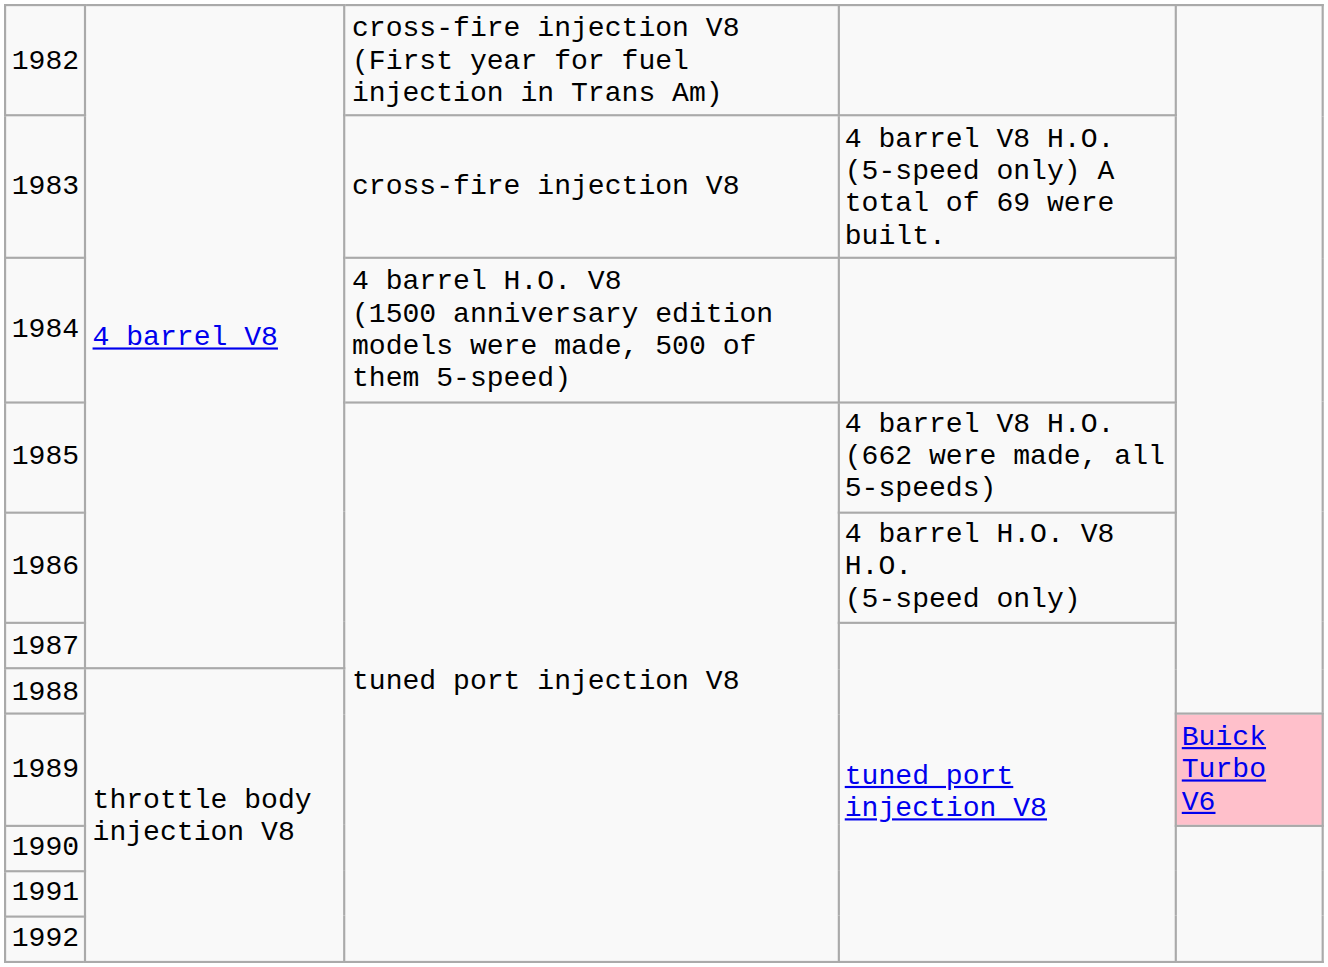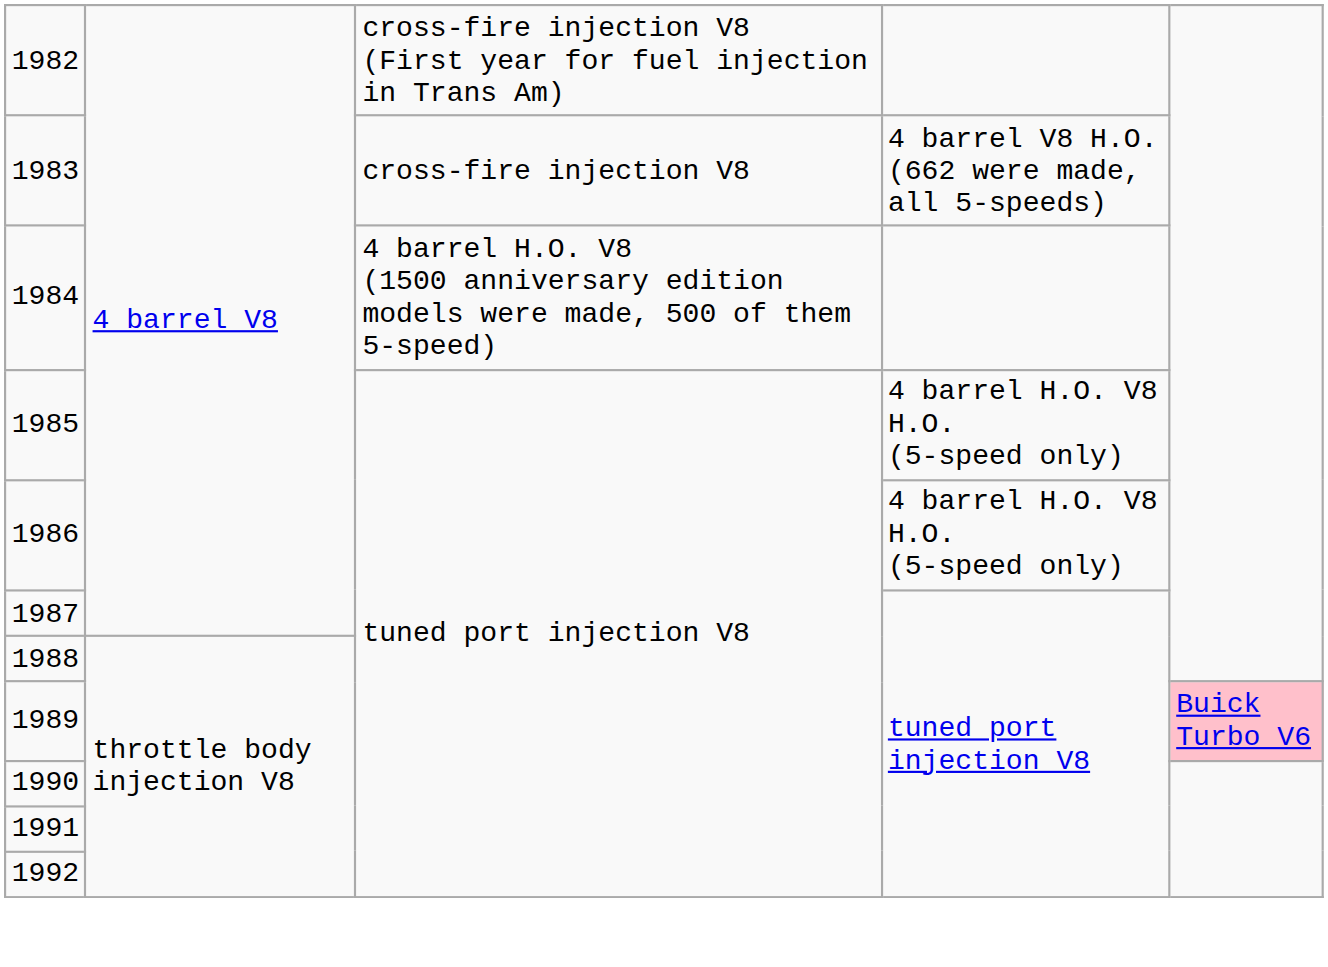(980, 187) 4 barrel V8 H.O. (5-speed only) A total of 69 were built. -> (1023, 171) 4 barrel V8 H.O. (662 were made, all 5-speeds)
(1005, 457) 4 barrel V8 H.O. (662 were made, all 5-speeds) -> (1023, 424) 4 barrel H.O. V8 H.O. (5-speed only)
